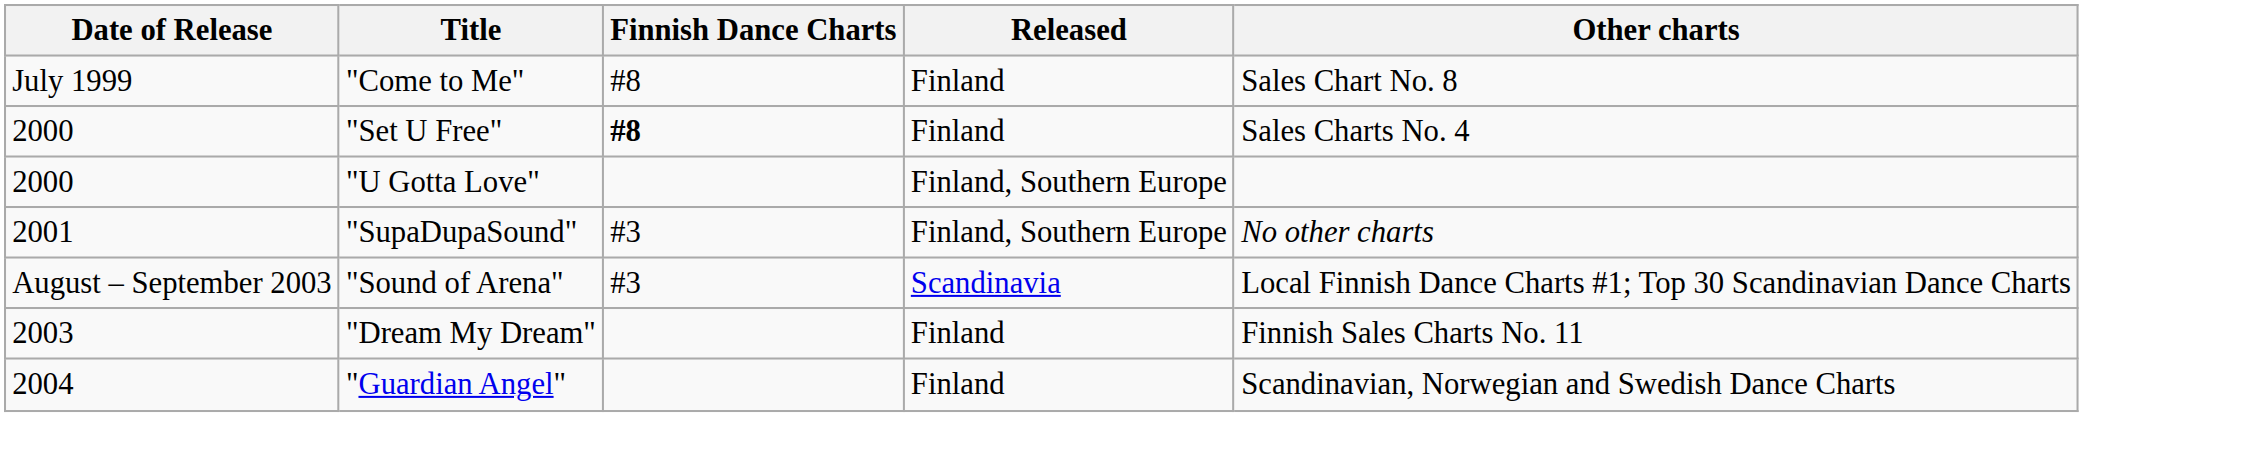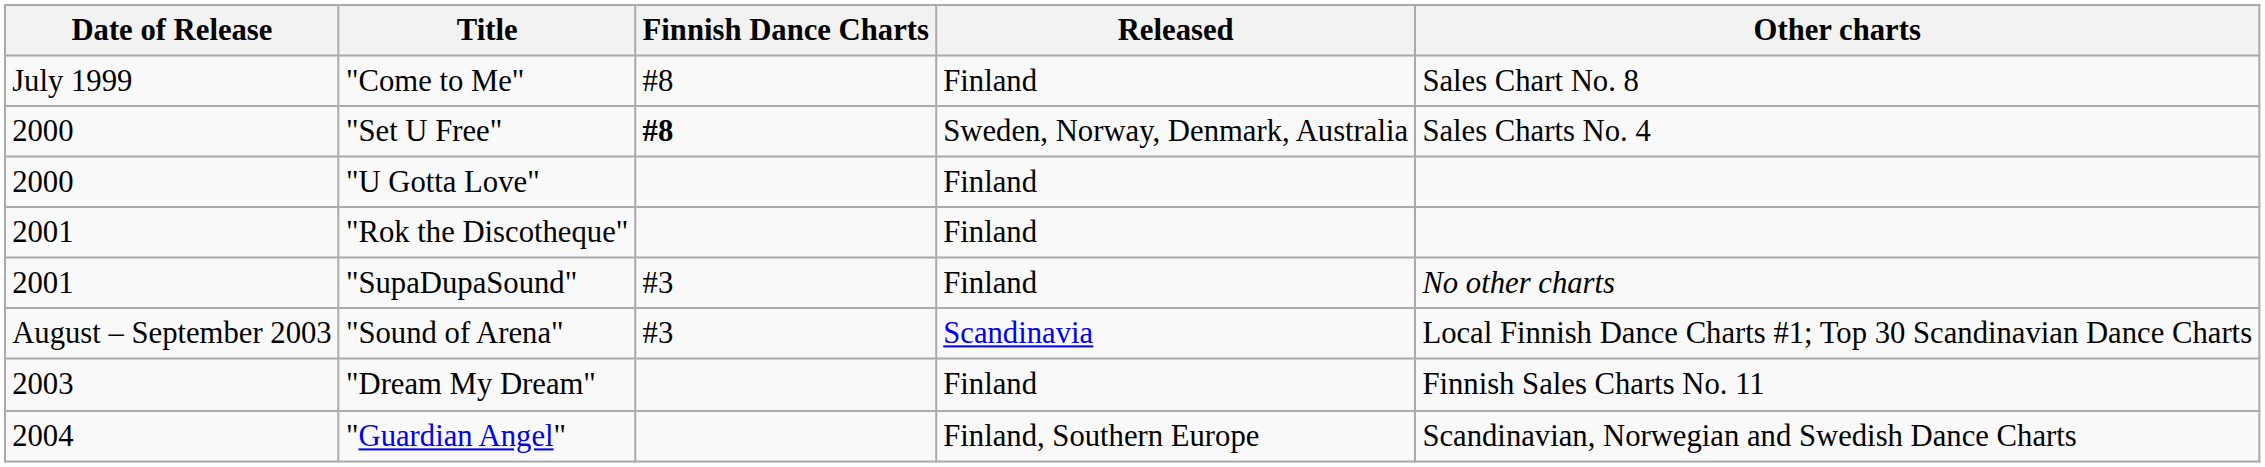(958, 131) Finland -> (1176, 131) Sweden, Norway, Denmark, Australia
(1069, 181) Finland, Southern Europe -> (990, 181) Finland
+ row: (487, 232)
(1069, 232) Finland, Southern Europe -> (990, 283) Finland
(958, 384) Finland -> (1101, 435) Finland, Southern Europe
